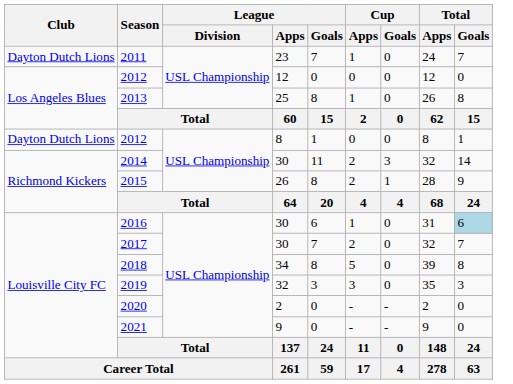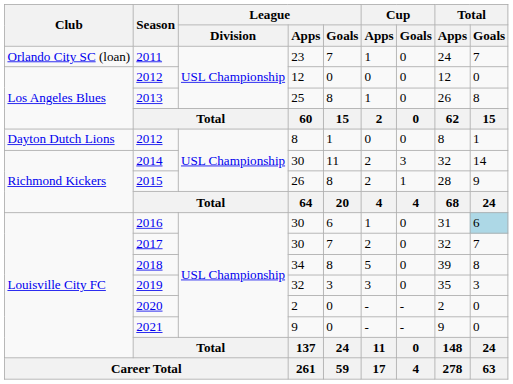(61, 56) Dayton Dutch Lions -> (69, 56) Orlando City SC (loan)
